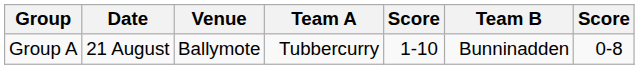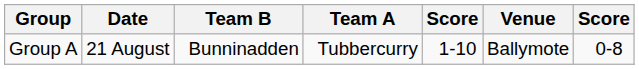columns swapped: (219, 19) <-> (509, 19)
